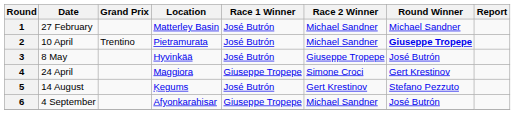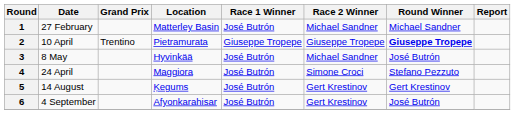(249, 41) José Butrón -> (263, 41) Giuseppe Tropepe
(342, 41) Michael Sandner -> (345, 41) Giuseppe Tropepe
(345, 56) Giuseppe Tropepe -> (342, 56) Michael Sandner
(263, 71) Giuseppe Tropepe -> (249, 71) José Butrón
(420, 71) Gert Krestinov -> (424, 71) Stefano Pezzuto
(424, 86) Stefano Pezzuto -> (420, 86) Gert Krestinov
(263, 101) Giuseppe Tropepe -> (249, 101) José Butrón
(342, 101) Michael Sandner -> (337, 101) Gert Krestinov
